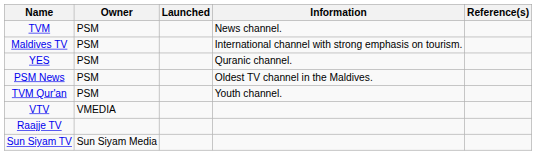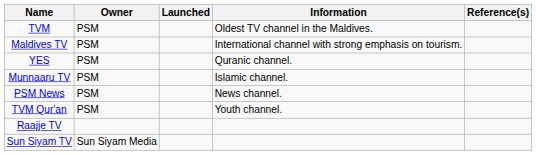(248, 28) News channel. -> (294, 28) Oldest TV channel in the Maldives.
+ row: (39, 77)
(294, 77) Oldest TV channel in the Maldives. -> (248, 93) News channel.
- row: (39, 110)
